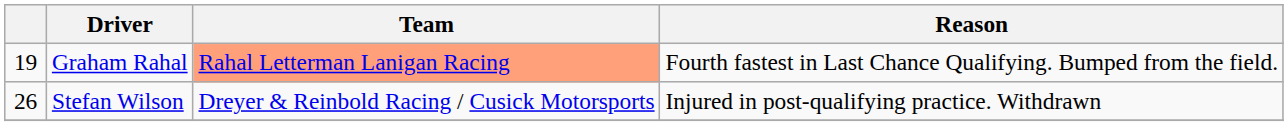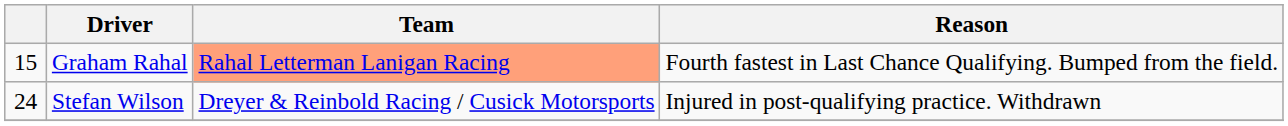(26, 62) 19 -> (26, 62) 15
(26, 101) 26 -> (26, 101) 24
